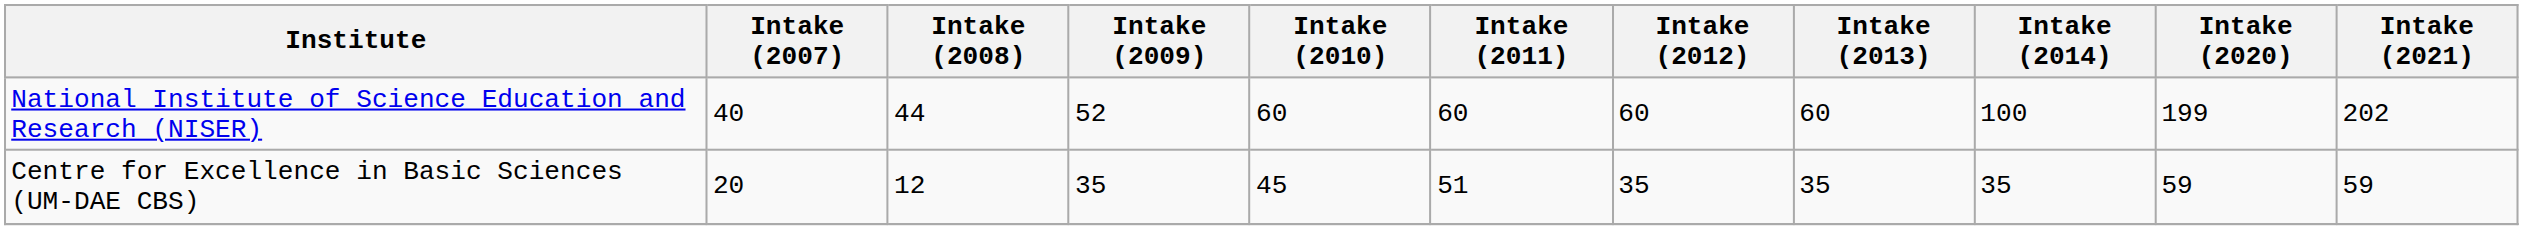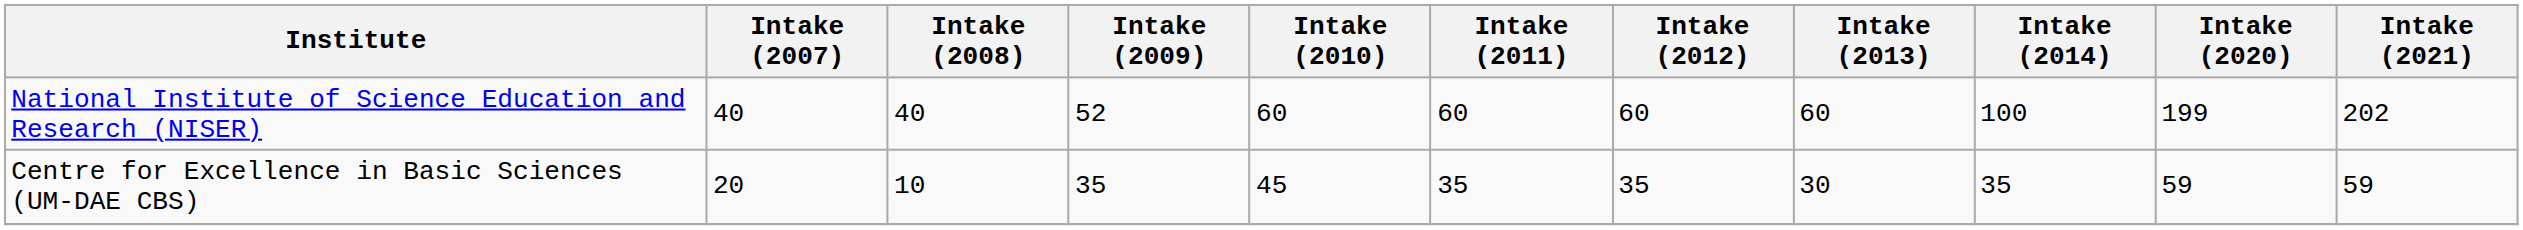(910, 114) 44 -> (910, 114) 40
(910, 187) 12 -> (910, 187) 10
(1453, 187) 51 -> (1453, 187) 35
(1815, 187) 35 -> (1815, 187) 30
